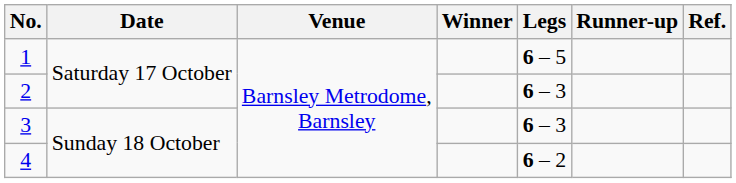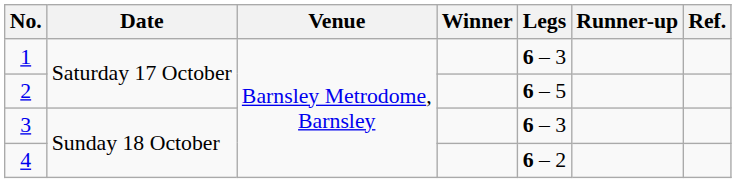(544, 56) 6 – 5 -> (544, 56) 6 – 3
(544, 90) 6 – 3 -> (544, 90) 6 – 5
